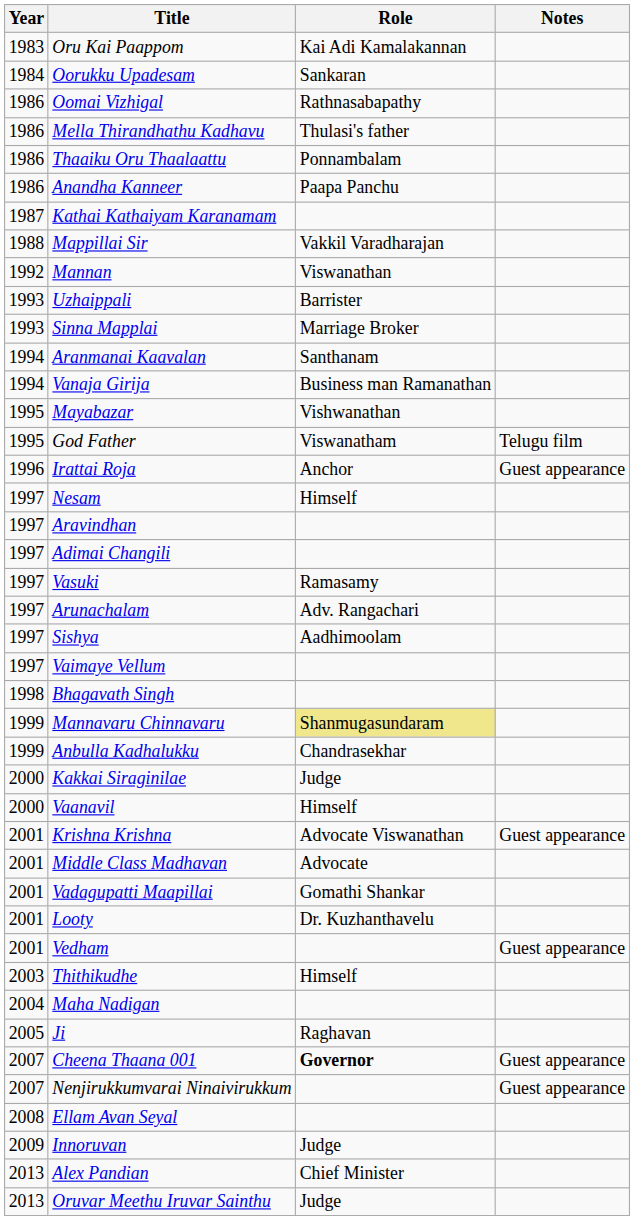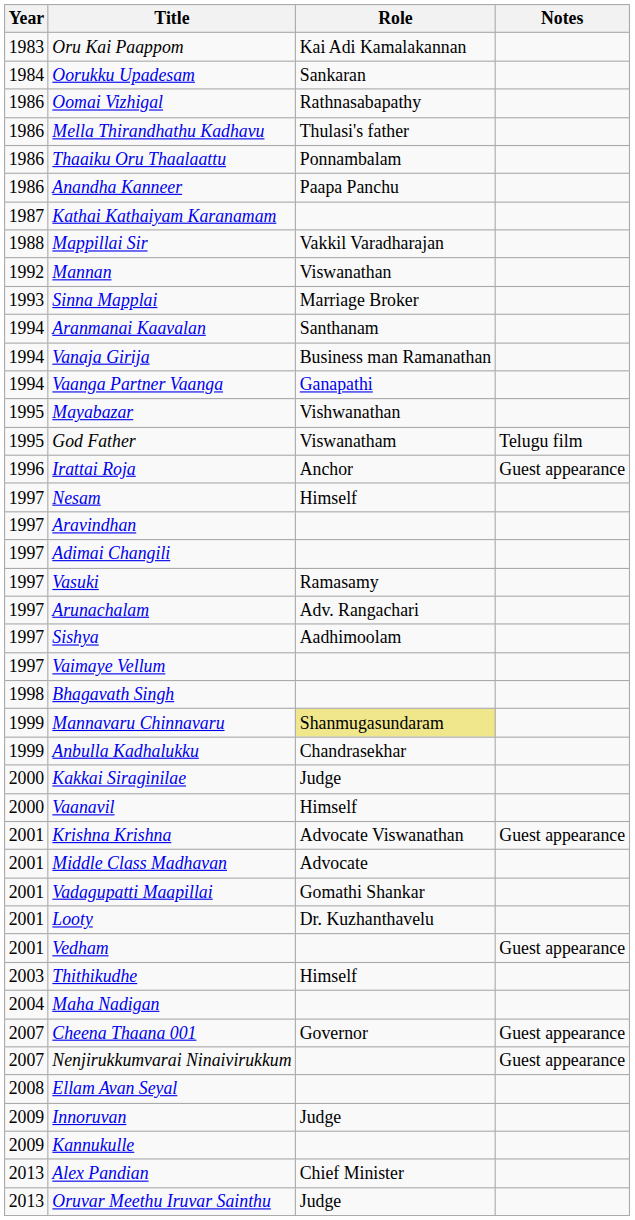- row: (92, 300)
+ row: (138, 384)
- row: (59, 1032)
(337, 1060) bold -> (334, 1032) normal
+ row: (93, 1145)
